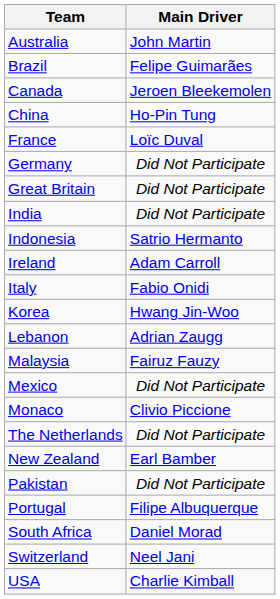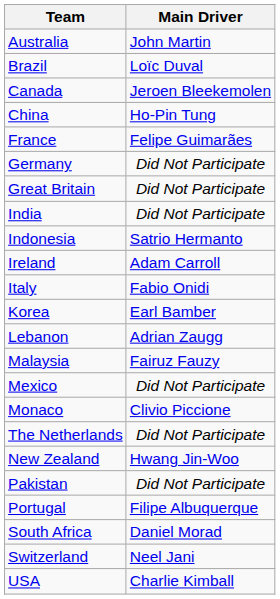(191, 66) Felipe Guimarães -> (166, 66) Loïc Duval
(166, 140) Loïc Duval -> (191, 140) Felipe Guimarães
(184, 311) Hwang Jin-Woo -> (173, 311) Earl Bamber
(173, 459) Earl Bamber -> (184, 459) Hwang Jin-Woo
